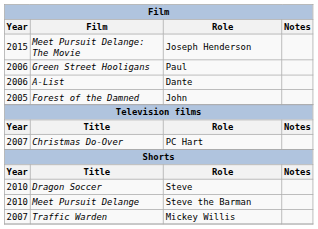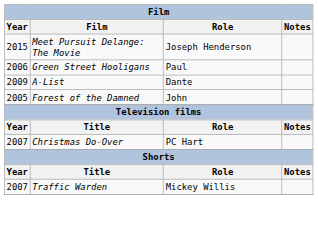(17, 82) 2006 -> (17, 82) 2009
- row: (67, 187)
- row: (86, 201)
